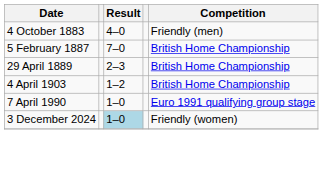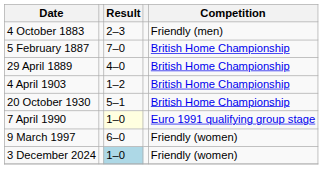(116, 31) 4–0 -> (116, 31) 2–3
(116, 66) 2–3 -> (116, 66) 4–0
+ row: (49, 102)
(116, 102) no background -> (116, 119) lightyellow background
+ row: (41, 137)
